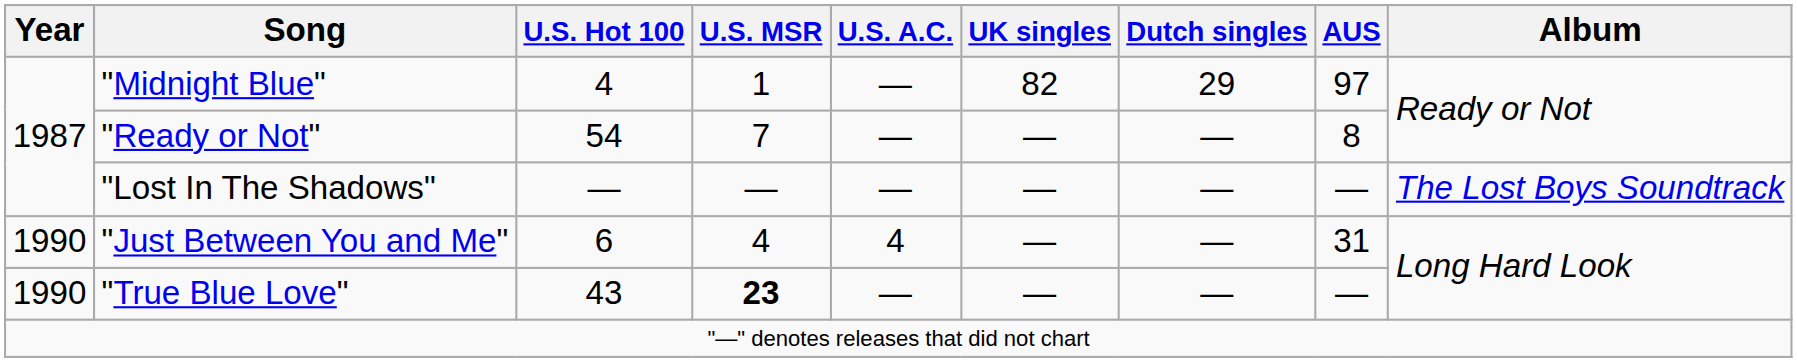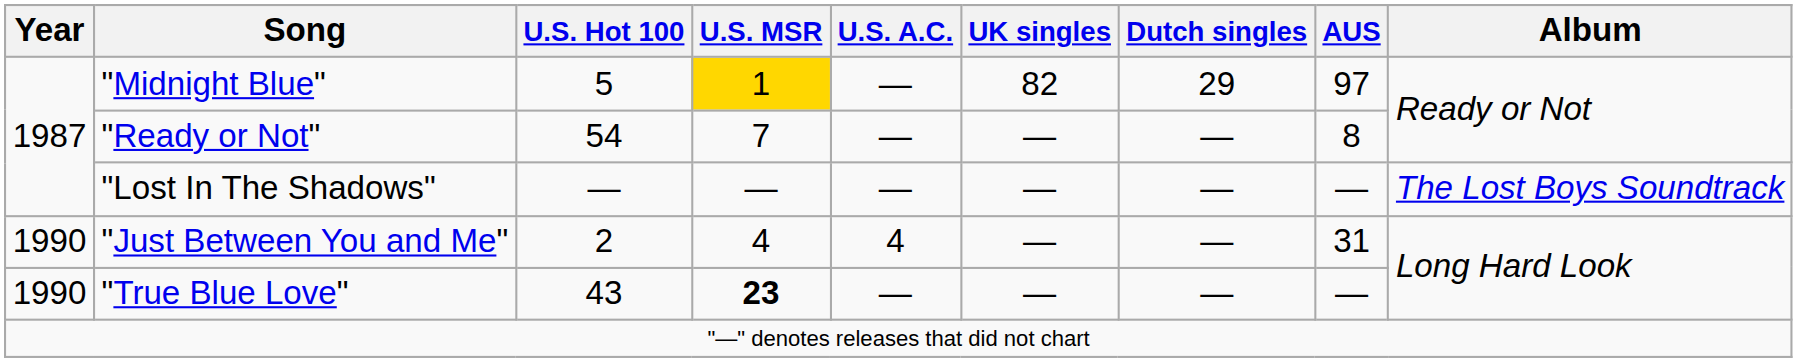(604, 83) 4 -> (604, 83) 5
(761, 83) no background -> (761, 83) gold background
(604, 240) 6 -> (604, 240) 2
